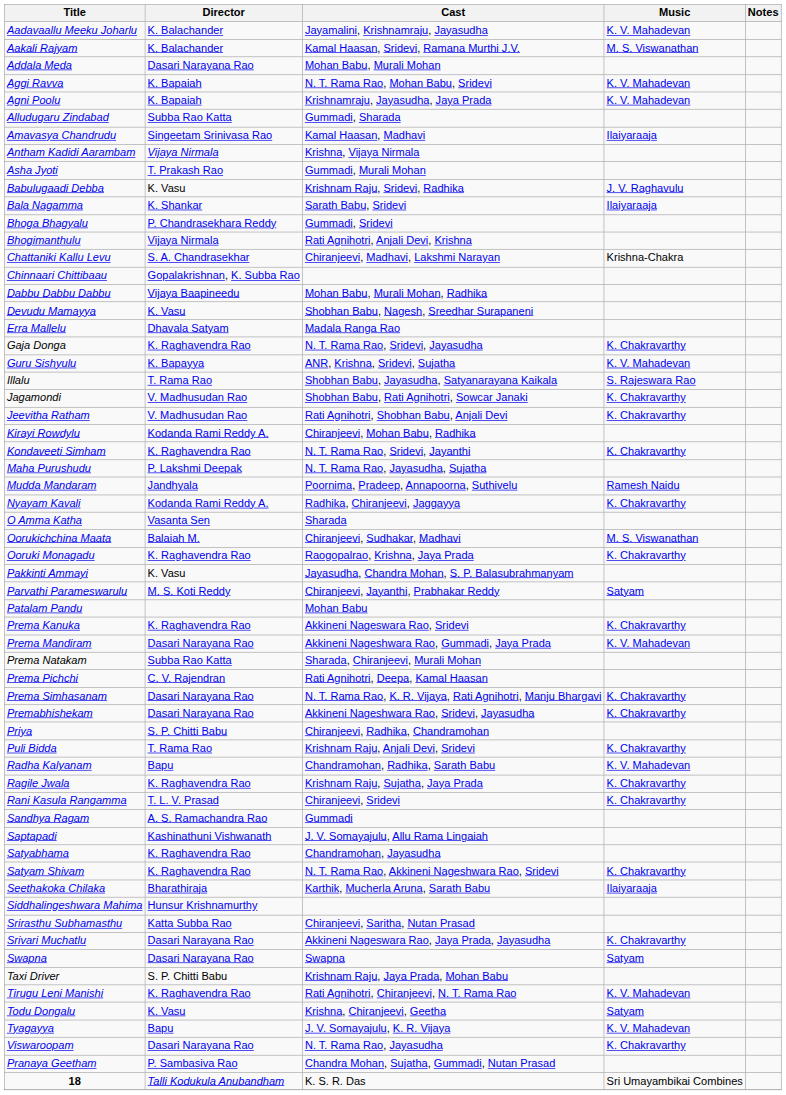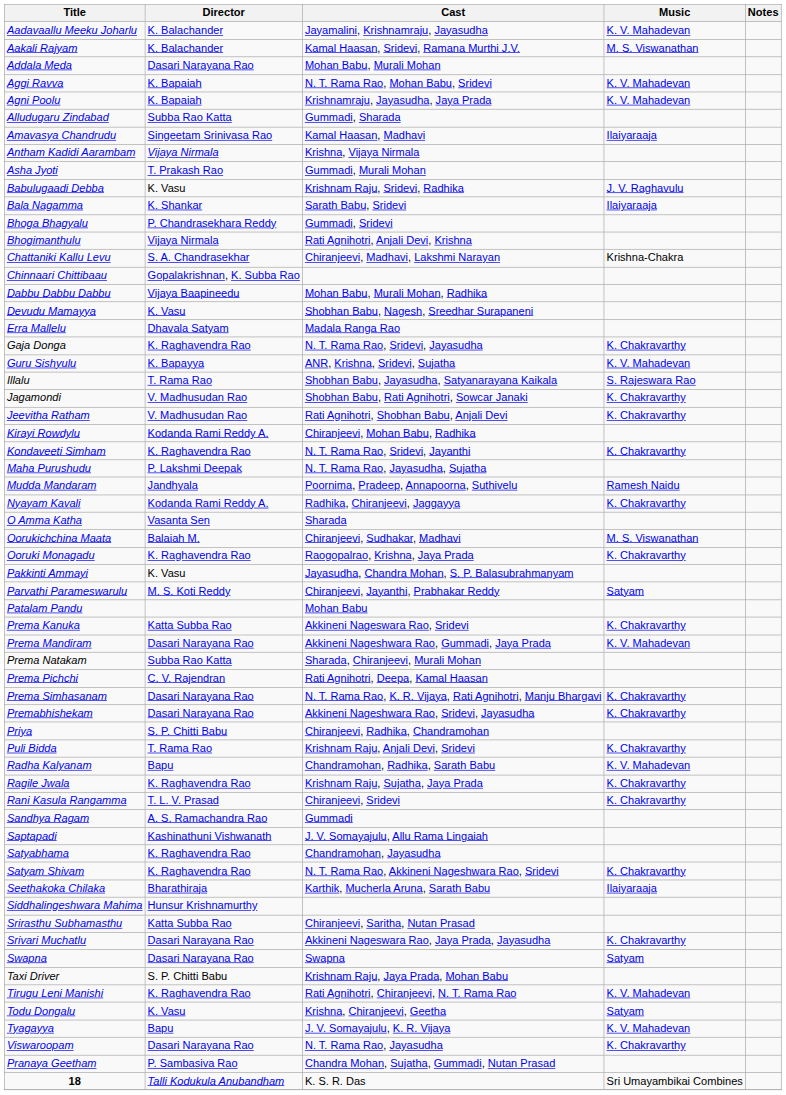(199, 626) K. Raghavendra Rao -> (190, 626) Katta Subba Rao
